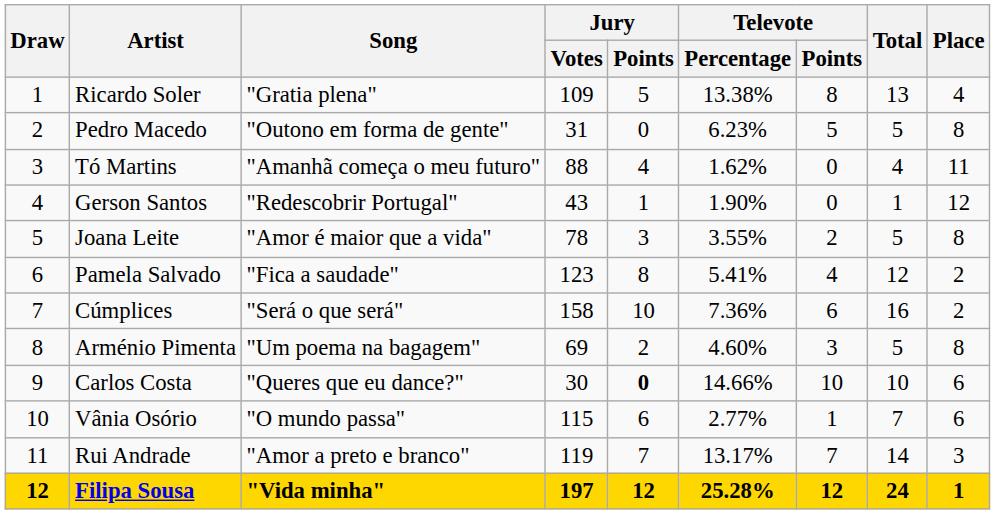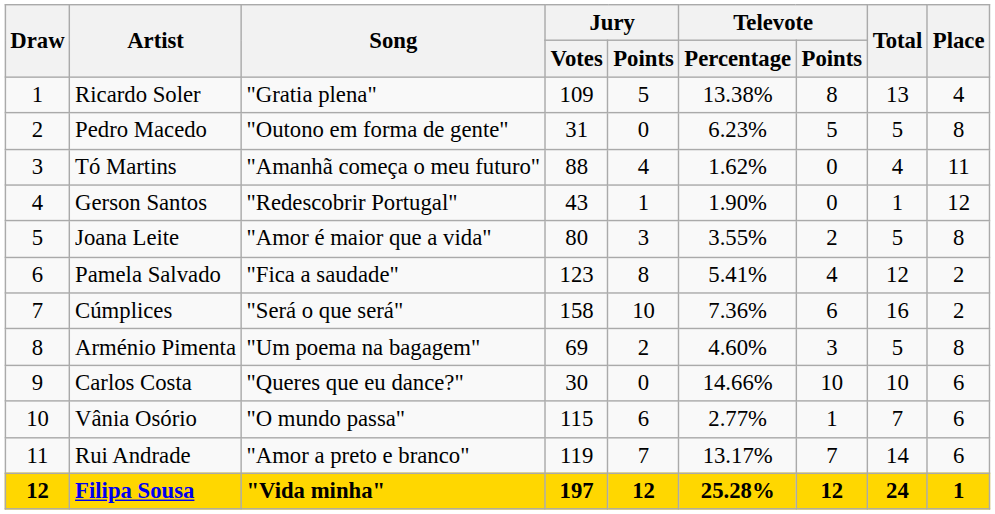(577, 238) 78 -> (577, 238) 80
(644, 382) bold -> (644, 382) normal
(959, 454) 3 -> (959, 454) 6
